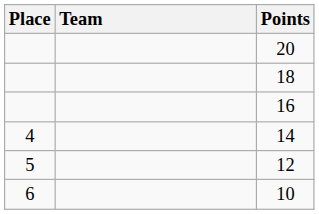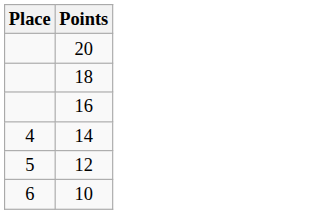- column: (81, 19)
